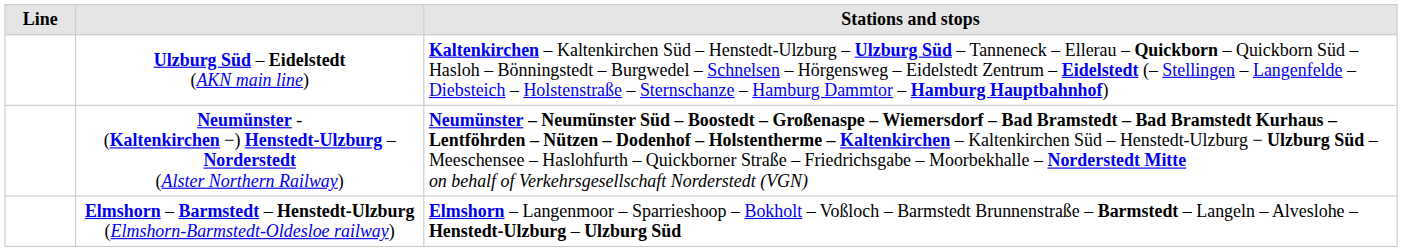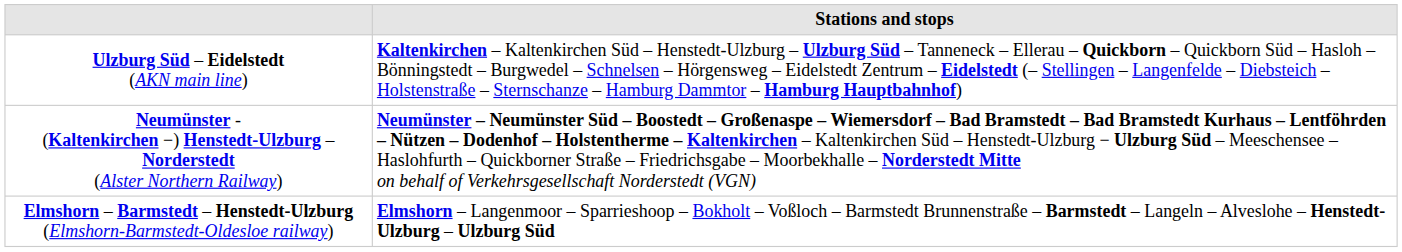- column: (40, 19)
